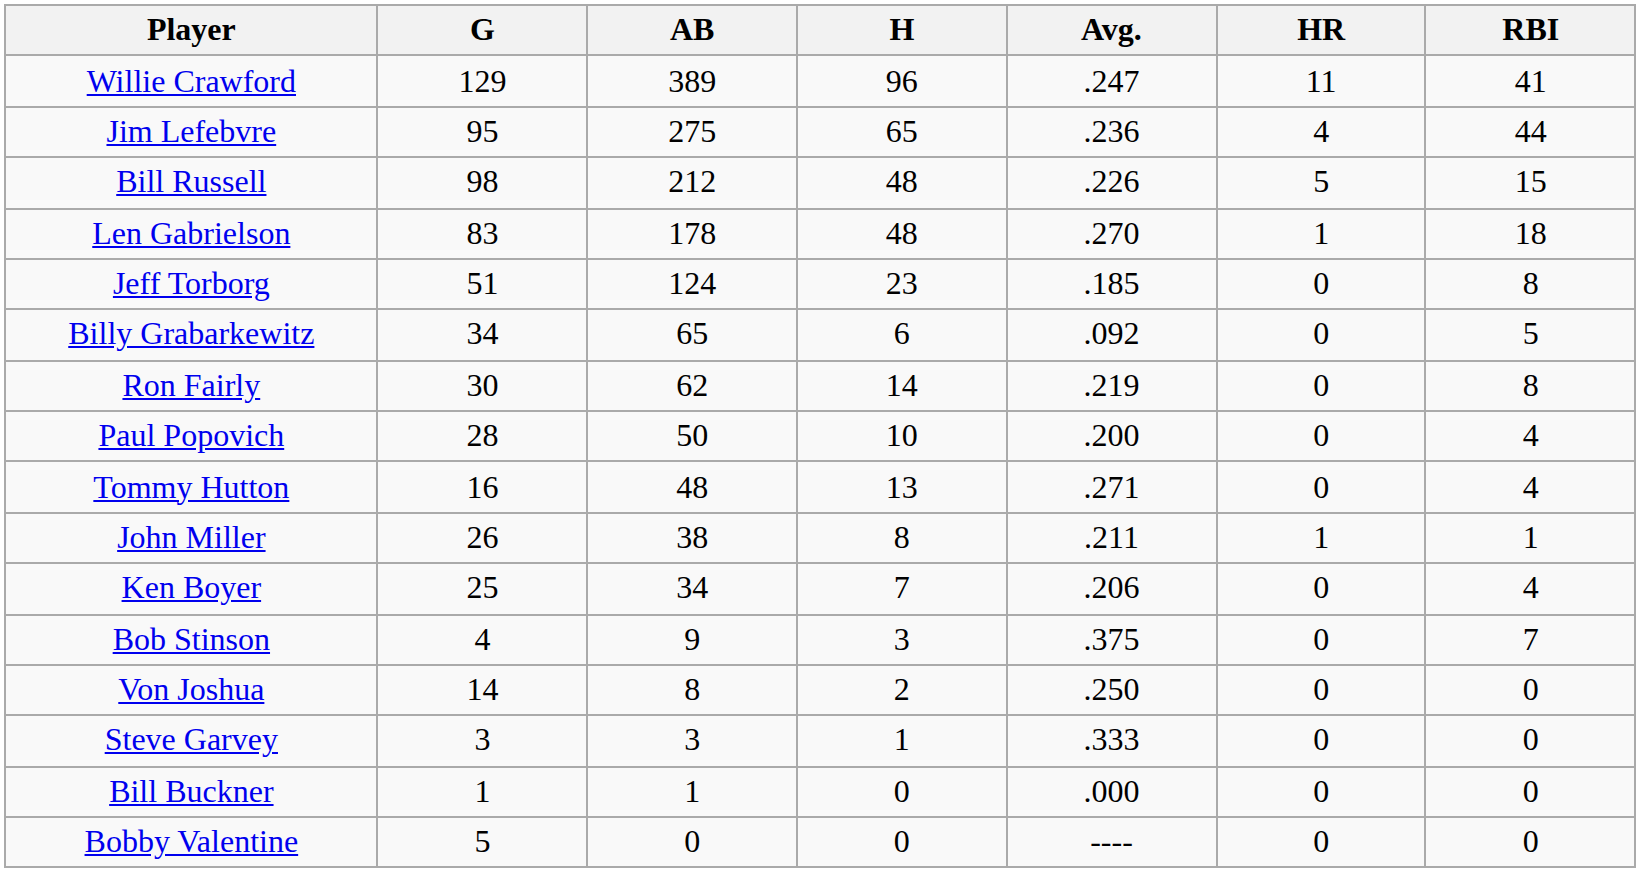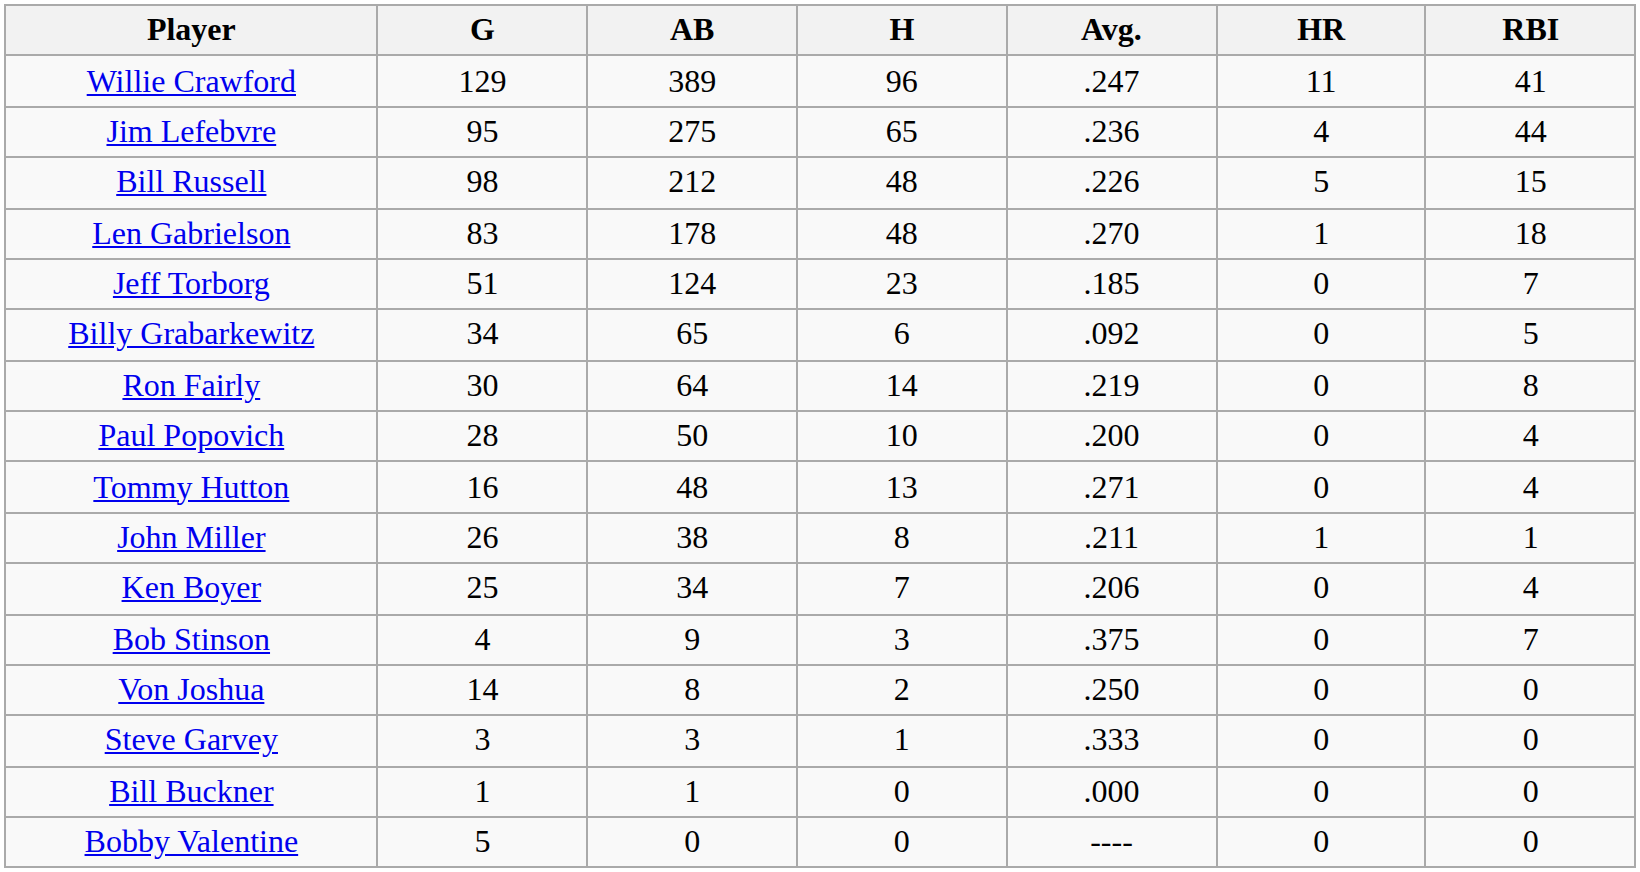(1531, 283) 8 -> (1531, 283) 7
(692, 385) 62 -> (692, 385) 64
